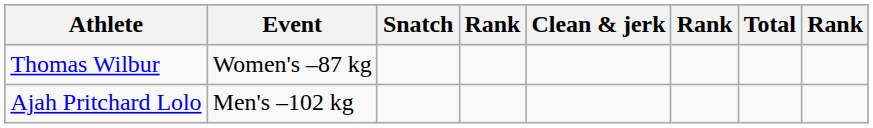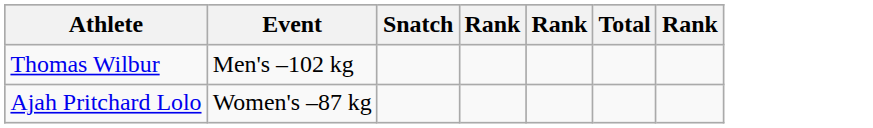- column: (599, 24)
(292, 64) Women's –87 kg -> (283, 64) Men's –102 kg
(283, 103) Men's –102 kg -> (292, 103) Women's –87 kg
